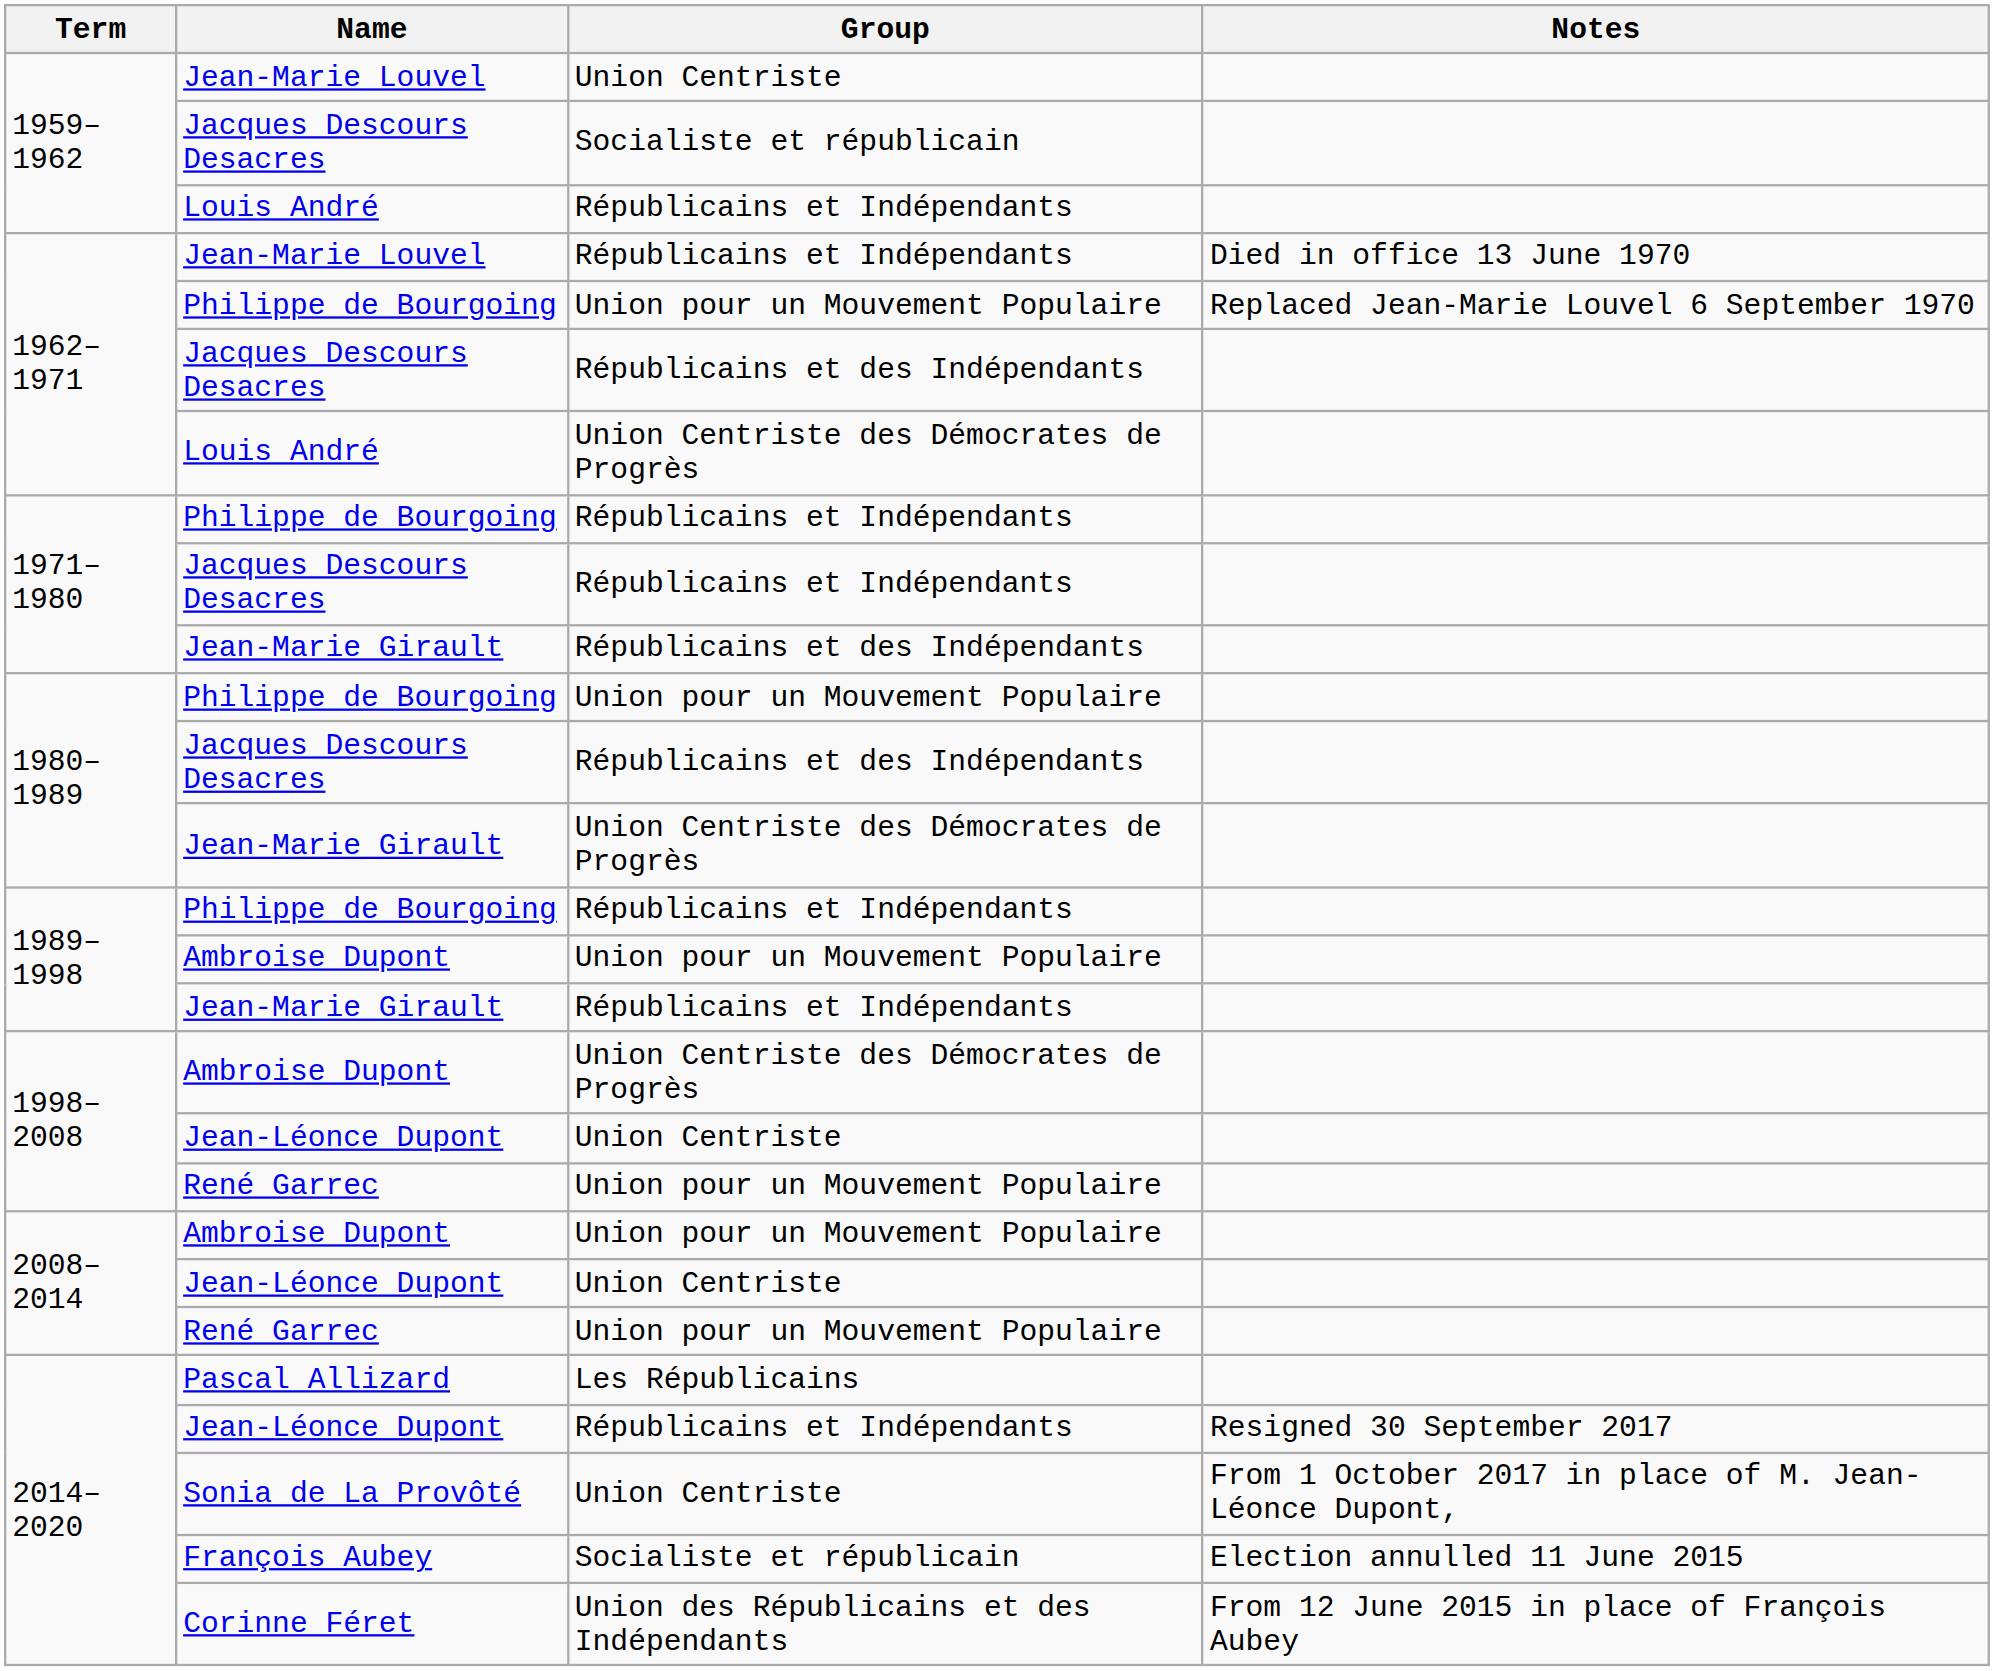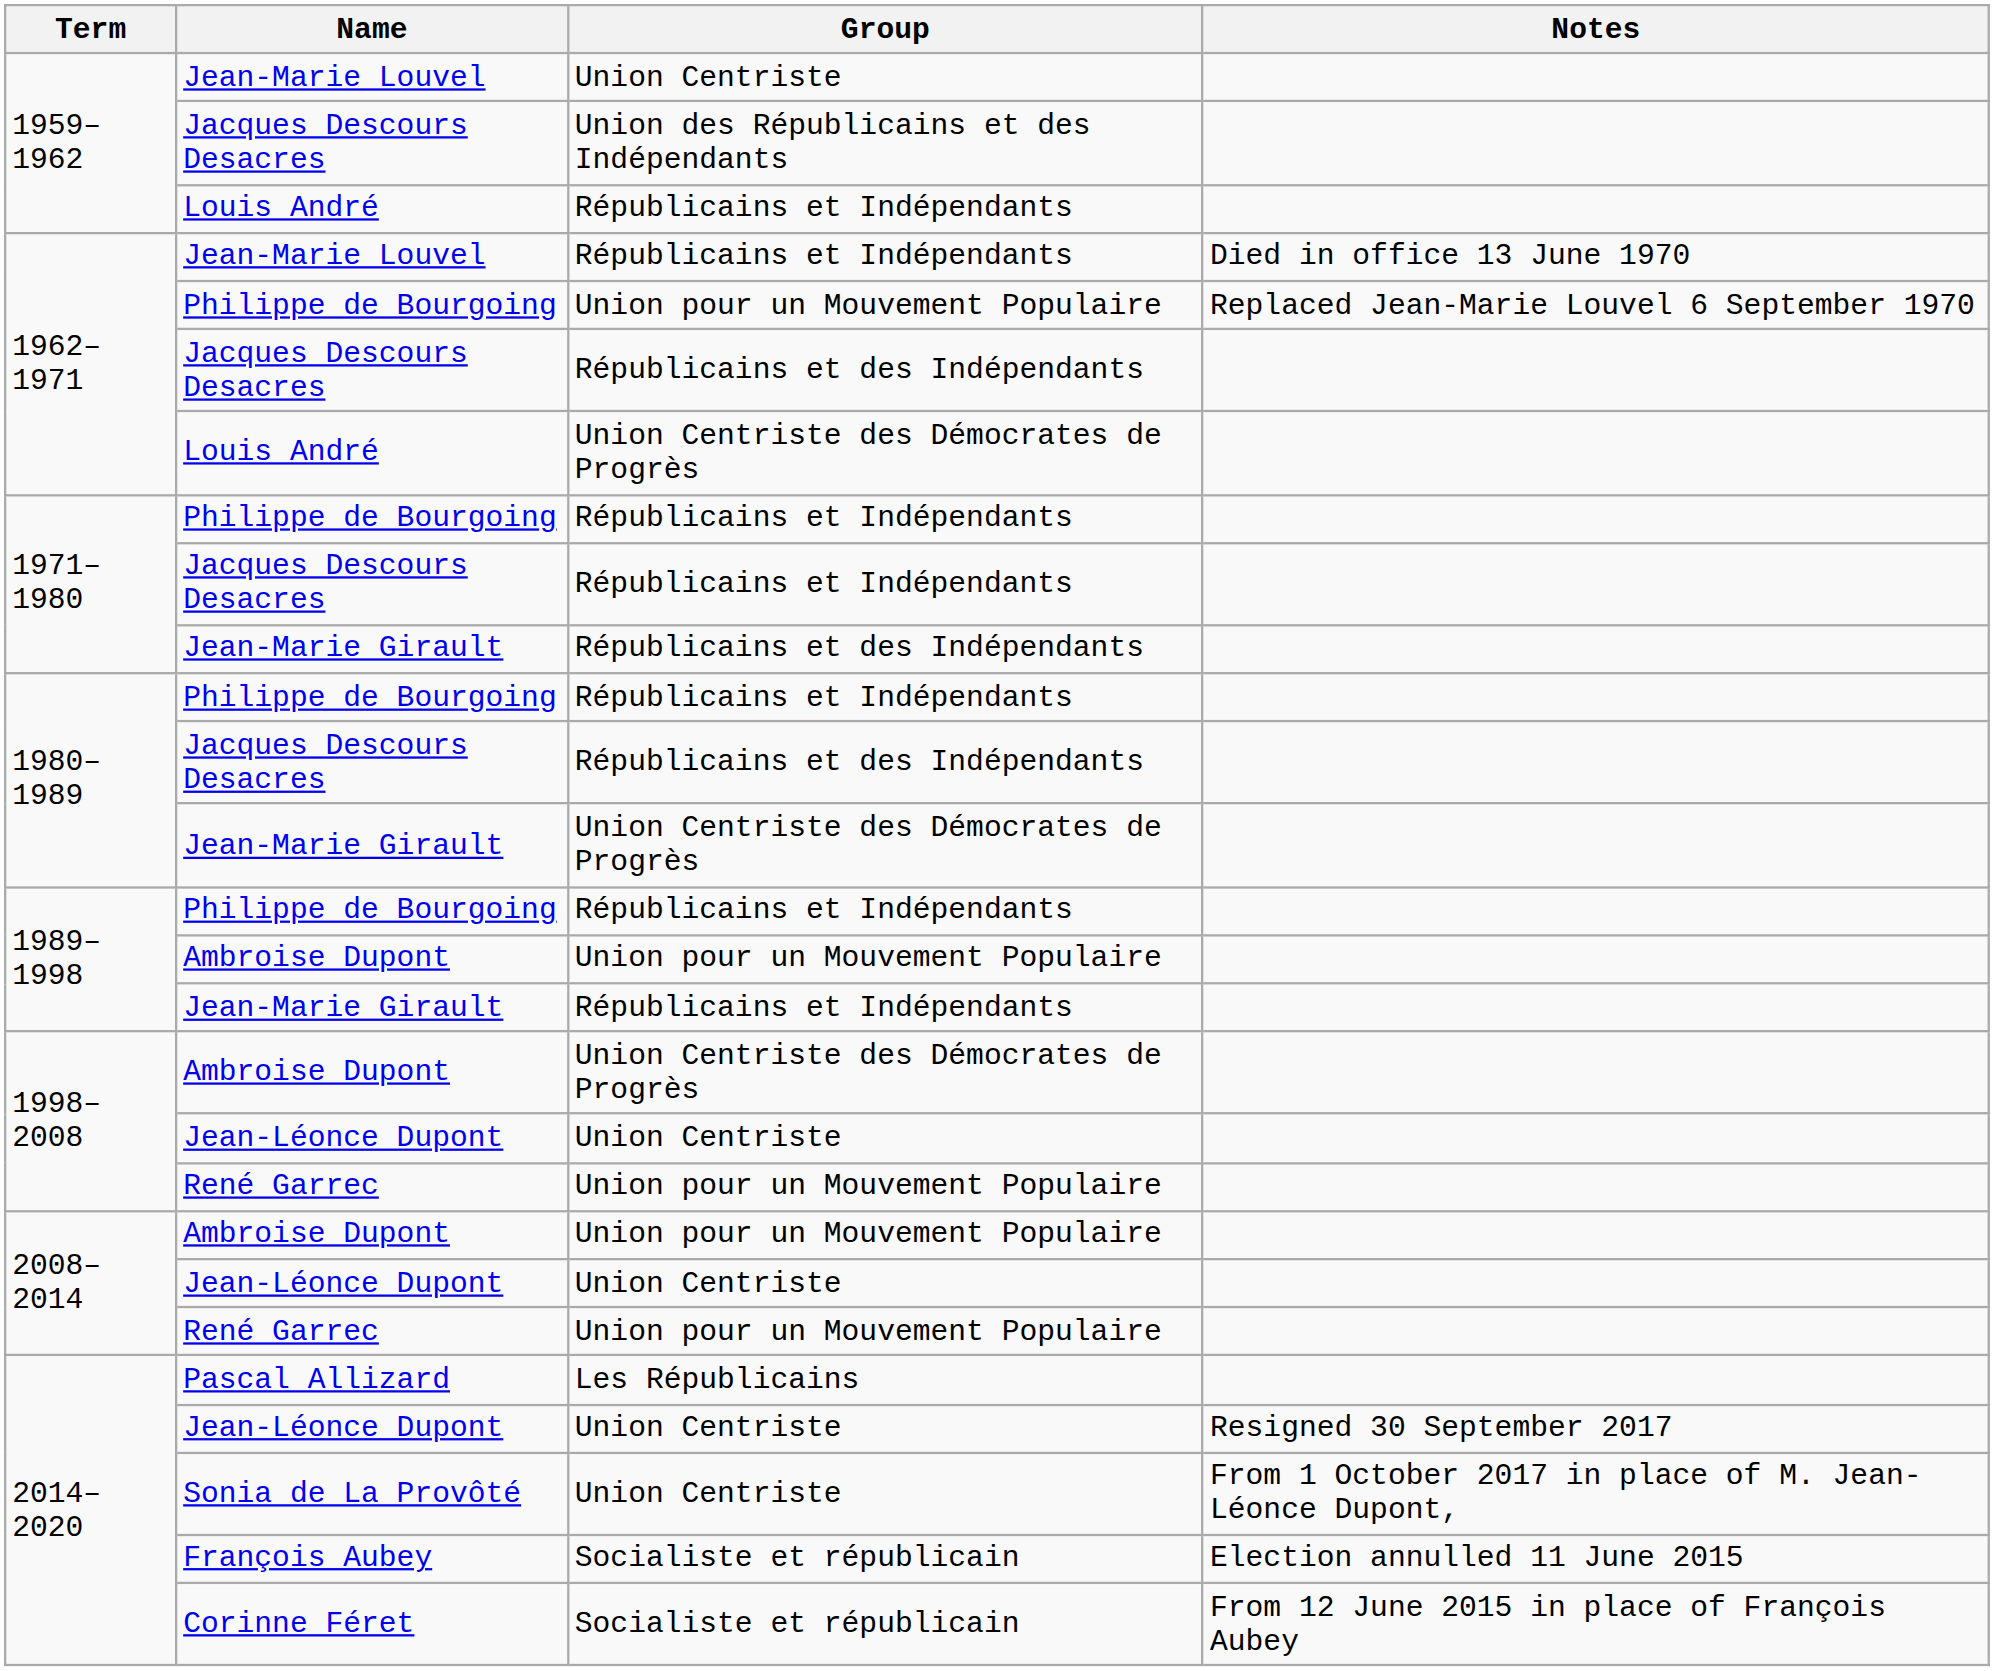(797, 143) Socialiste et républicain -> (833, 143) Union des Républicains et des Indépendants
(868, 697) Union pour un Mouvement Populaire -> (824, 697) Républicains et Indépendants
(824, 1428) Républicains et Indépendants -> (708, 1428) Union Centriste
(833, 1624) Union des Républicains et des Indépendants -> (797, 1624) Socialiste et républicain
